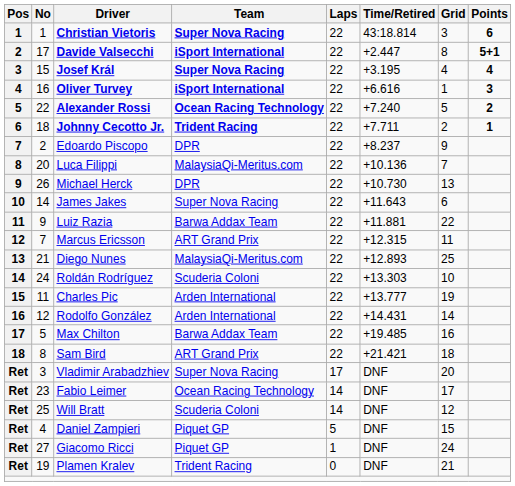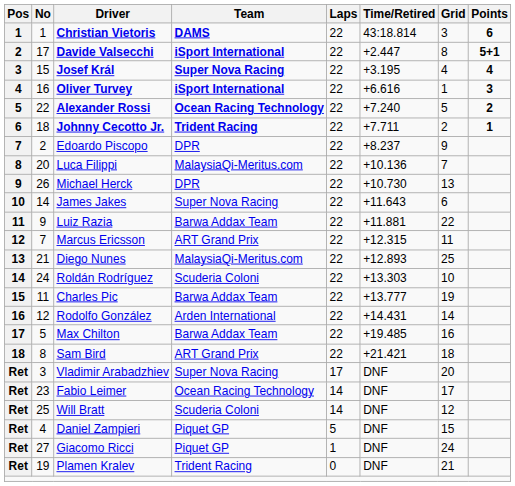(229, 32) Super Nova Racing -> (192, 32) DAMS
(225, 296) Arden International -> (226, 296) Barwa Addax Team
